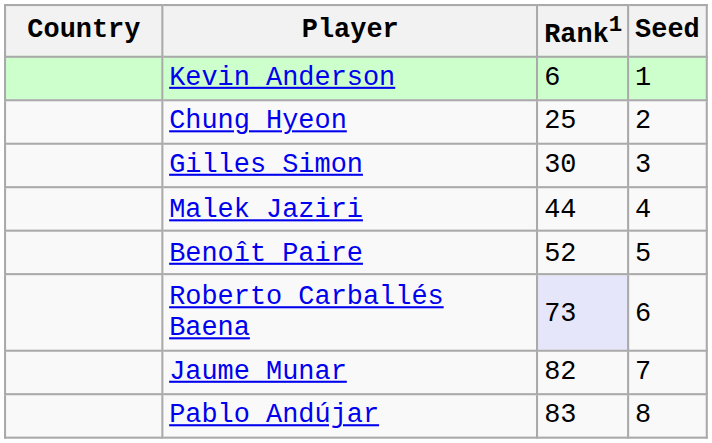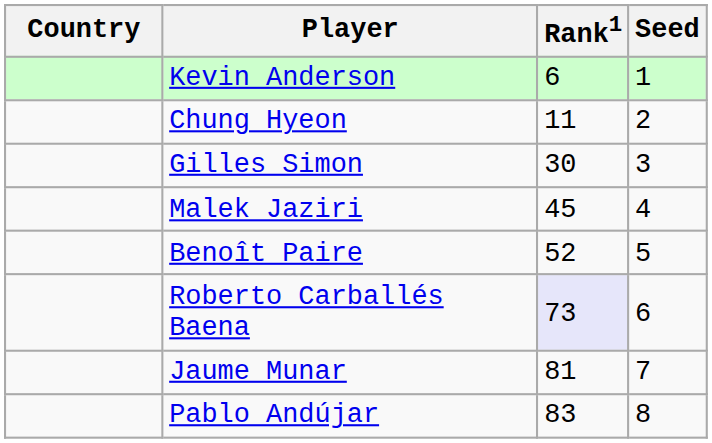(560, 122) 25 -> (560, 122) 11
(560, 209) 44 -> (560, 209) 45
(560, 372) 82 -> (560, 372) 81
